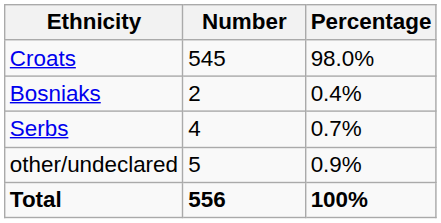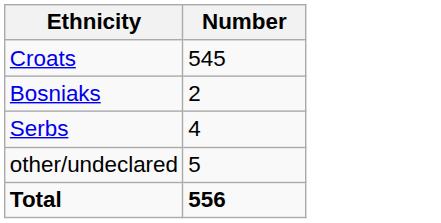- column: (371, 22)
